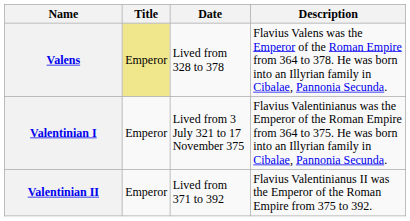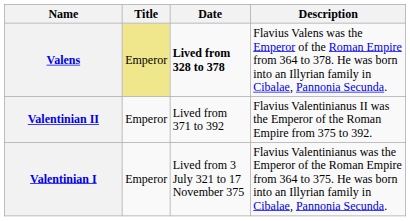(200, 60) normal -> (201, 60) bold
rows swapped: (63, 133) <-> (63, 192)
